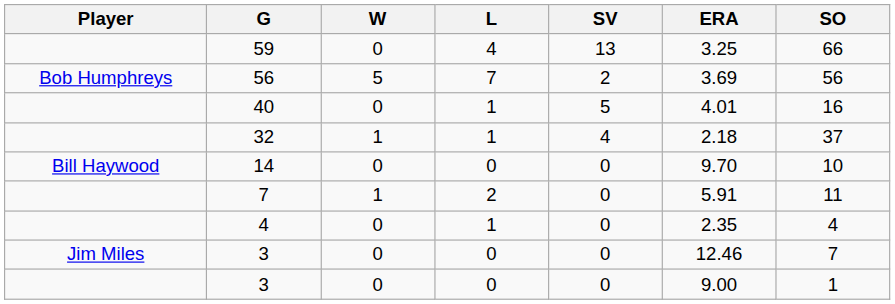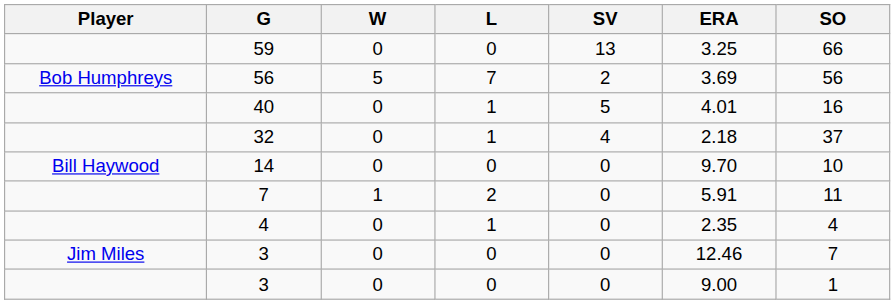(491, 48) 4 -> (491, 48) 0
(378, 136) 1 -> (378, 136) 0
